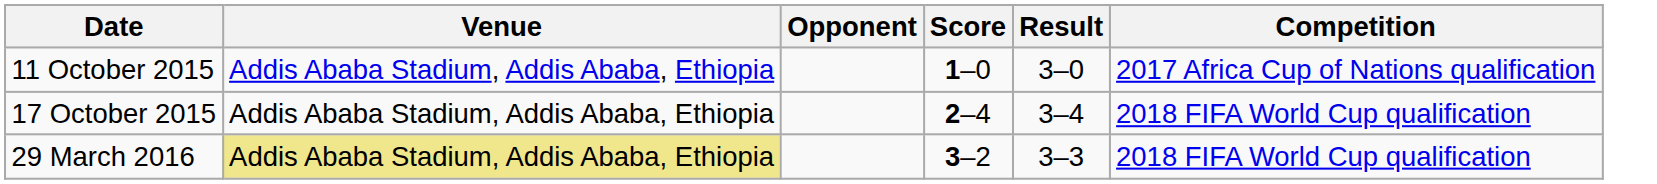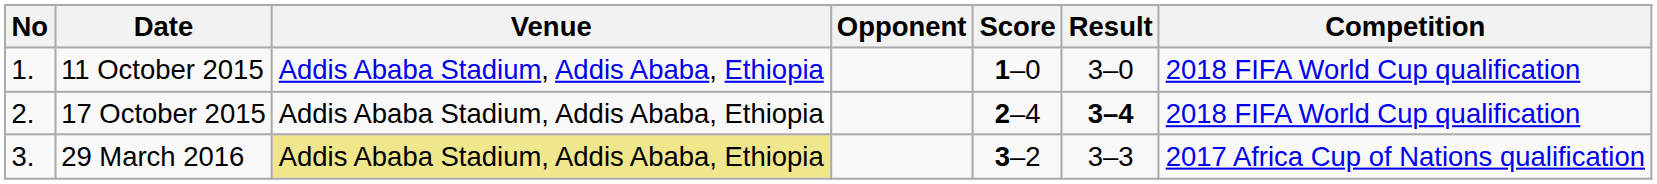+ column: (30, 26)
(1356, 70) 2017 Africa Cup of Nations qualification -> (1373, 70) 2018 FIFA World Cup qualification
(1061, 113) normal -> (1111, 113) bold
(1323, 156) 2018 FIFA World Cup qualification -> (1405, 156) 2017 Africa Cup of Nations qualification
